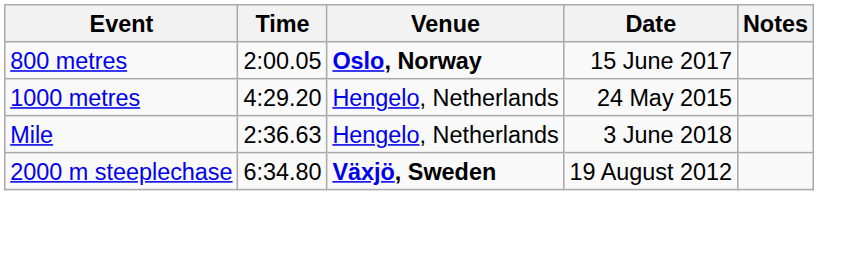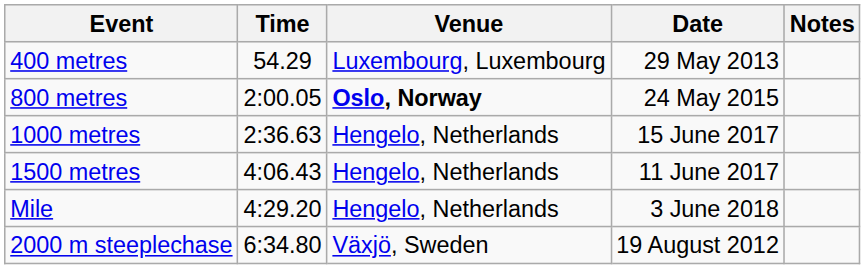+ row: (69, 61)
(661, 61) 15 June 2017 -> (711, 98) 24 May 2015
(282, 98) 4:29.20 -> (282, 135) 2:36.63
(664, 98) 24 May 2015 -> (708, 135) 15 June 2017
+ row: (75, 172)
(282, 135) 2:36.63 -> (282, 209) 4:29.20
(414, 172) bold -> (410, 246) normal
